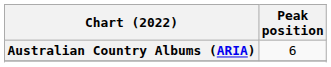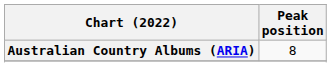(293, 51) 6 -> (293, 51) 8
